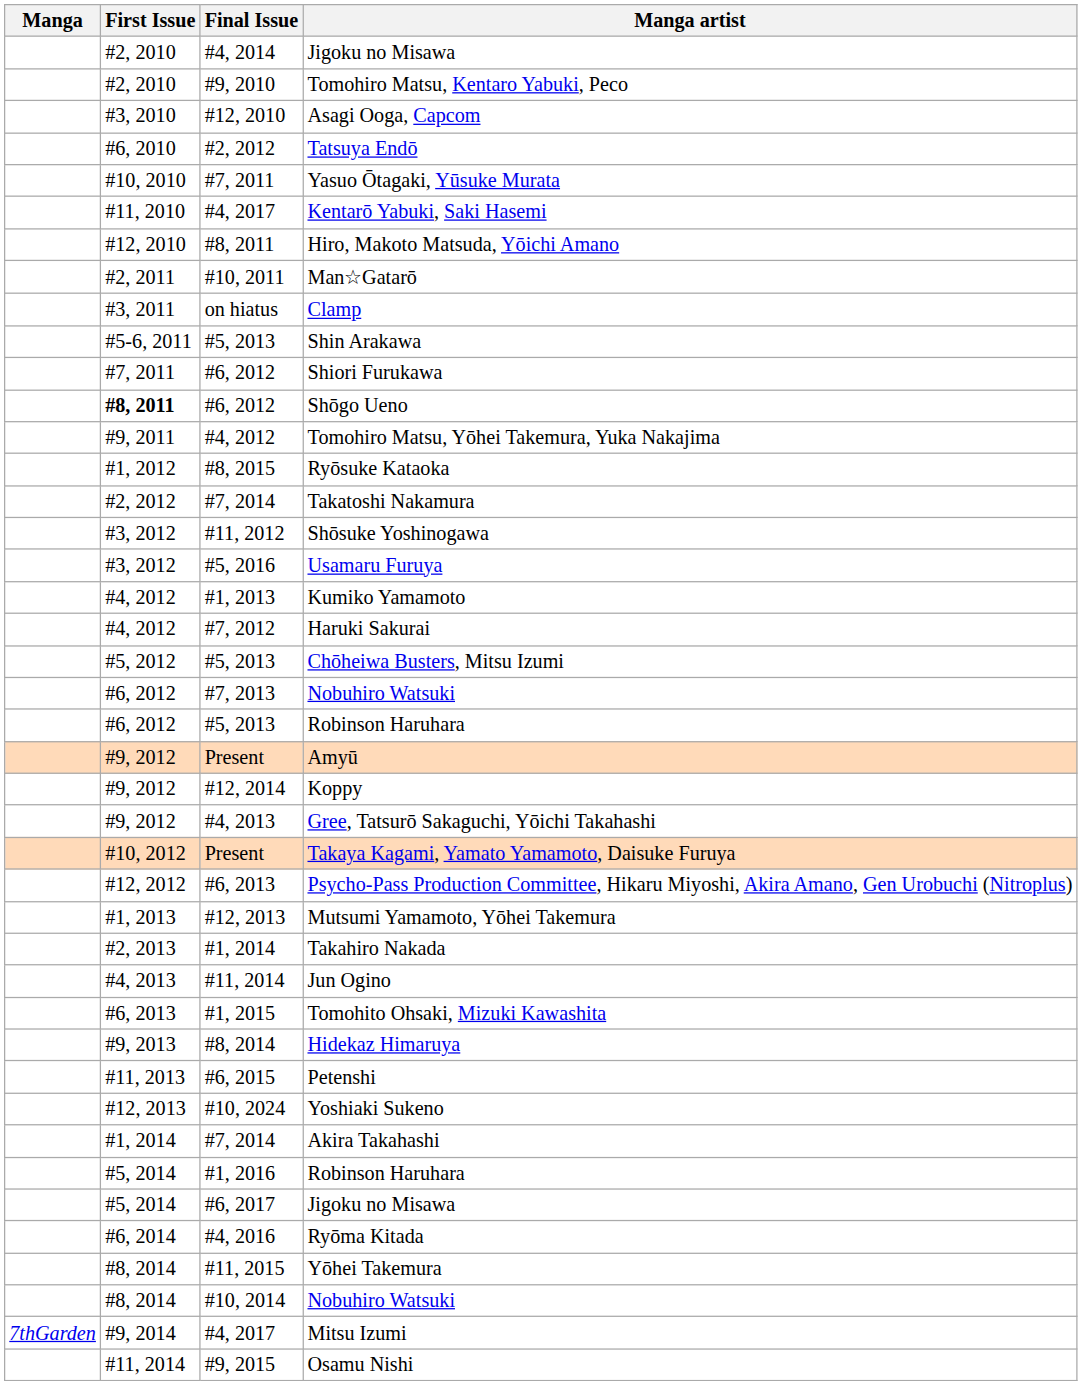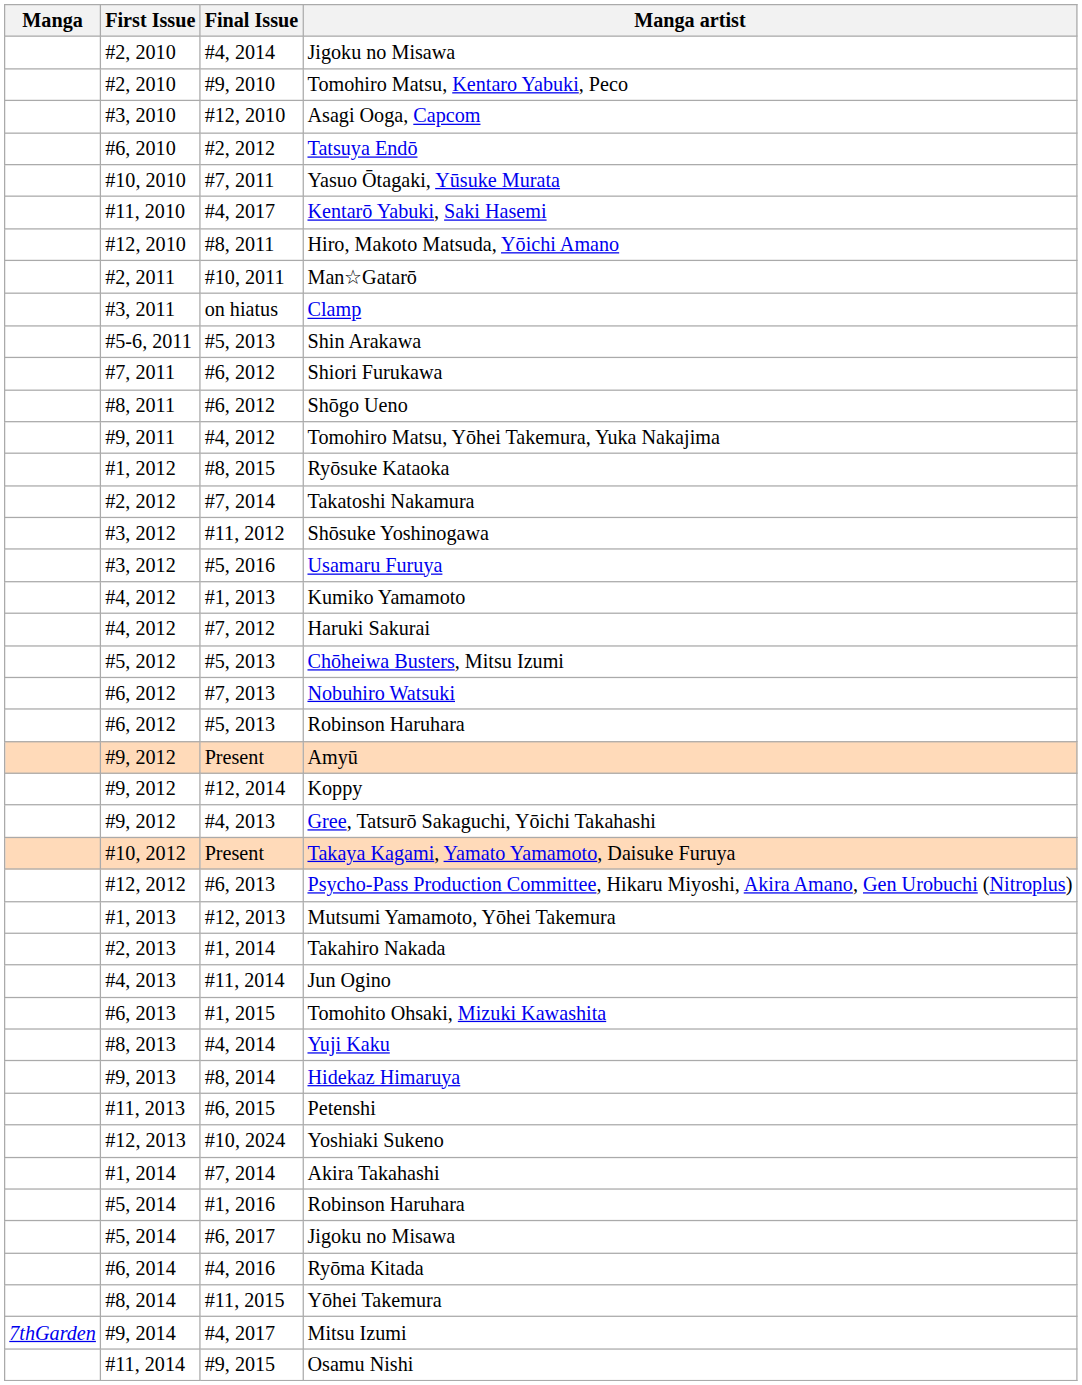(140, 405) bold -> (140, 405) normal
+ row: (240, 1044)
- row: (245, 1300)
